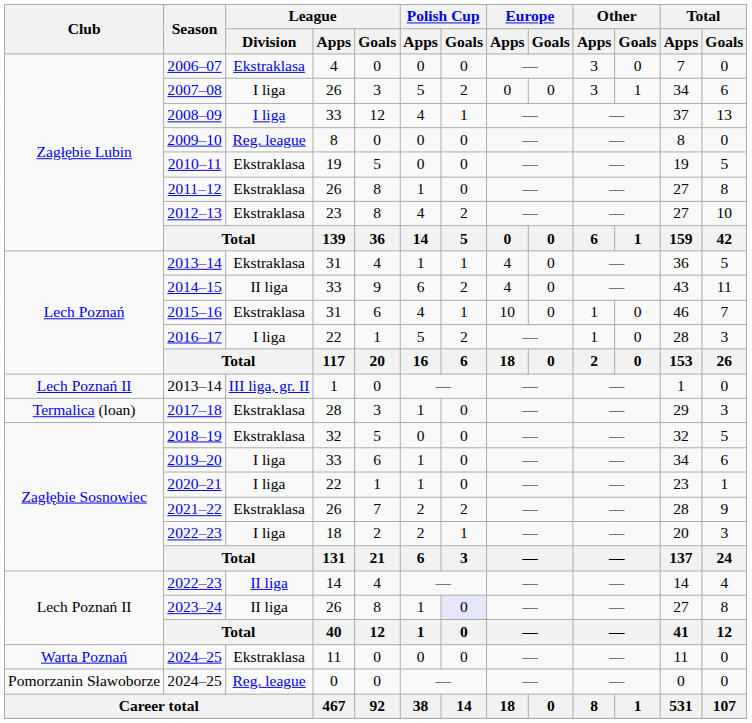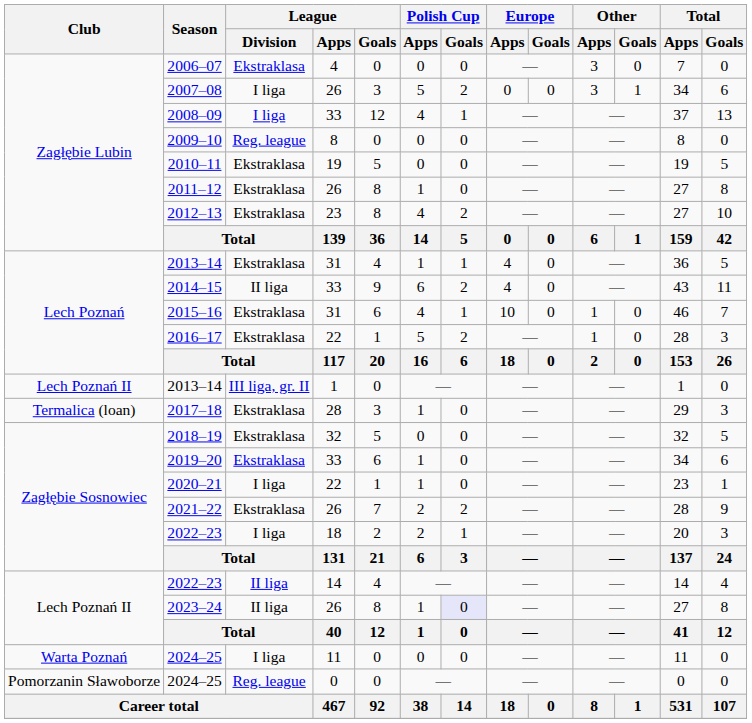(269, 336) I liga -> (269, 336) Ekstraklasa
(269, 459) I liga -> (269, 459) Ekstraklasa
(269, 656) Ekstraklasa -> (269, 656) I liga
